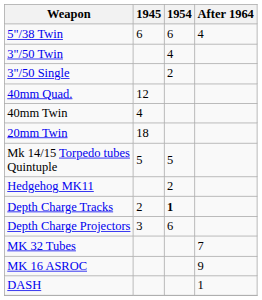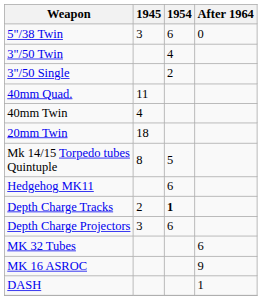(139, 34) 6 -> (139, 34) 3
(201, 34) 4 -> (201, 34) 0
(142, 93) 12 -> (142, 93) 11
(139, 159) 5 -> (139, 159) 8
(170, 186) 2 -> (170, 186) 6
(201, 246) 7 -> (201, 246) 6
